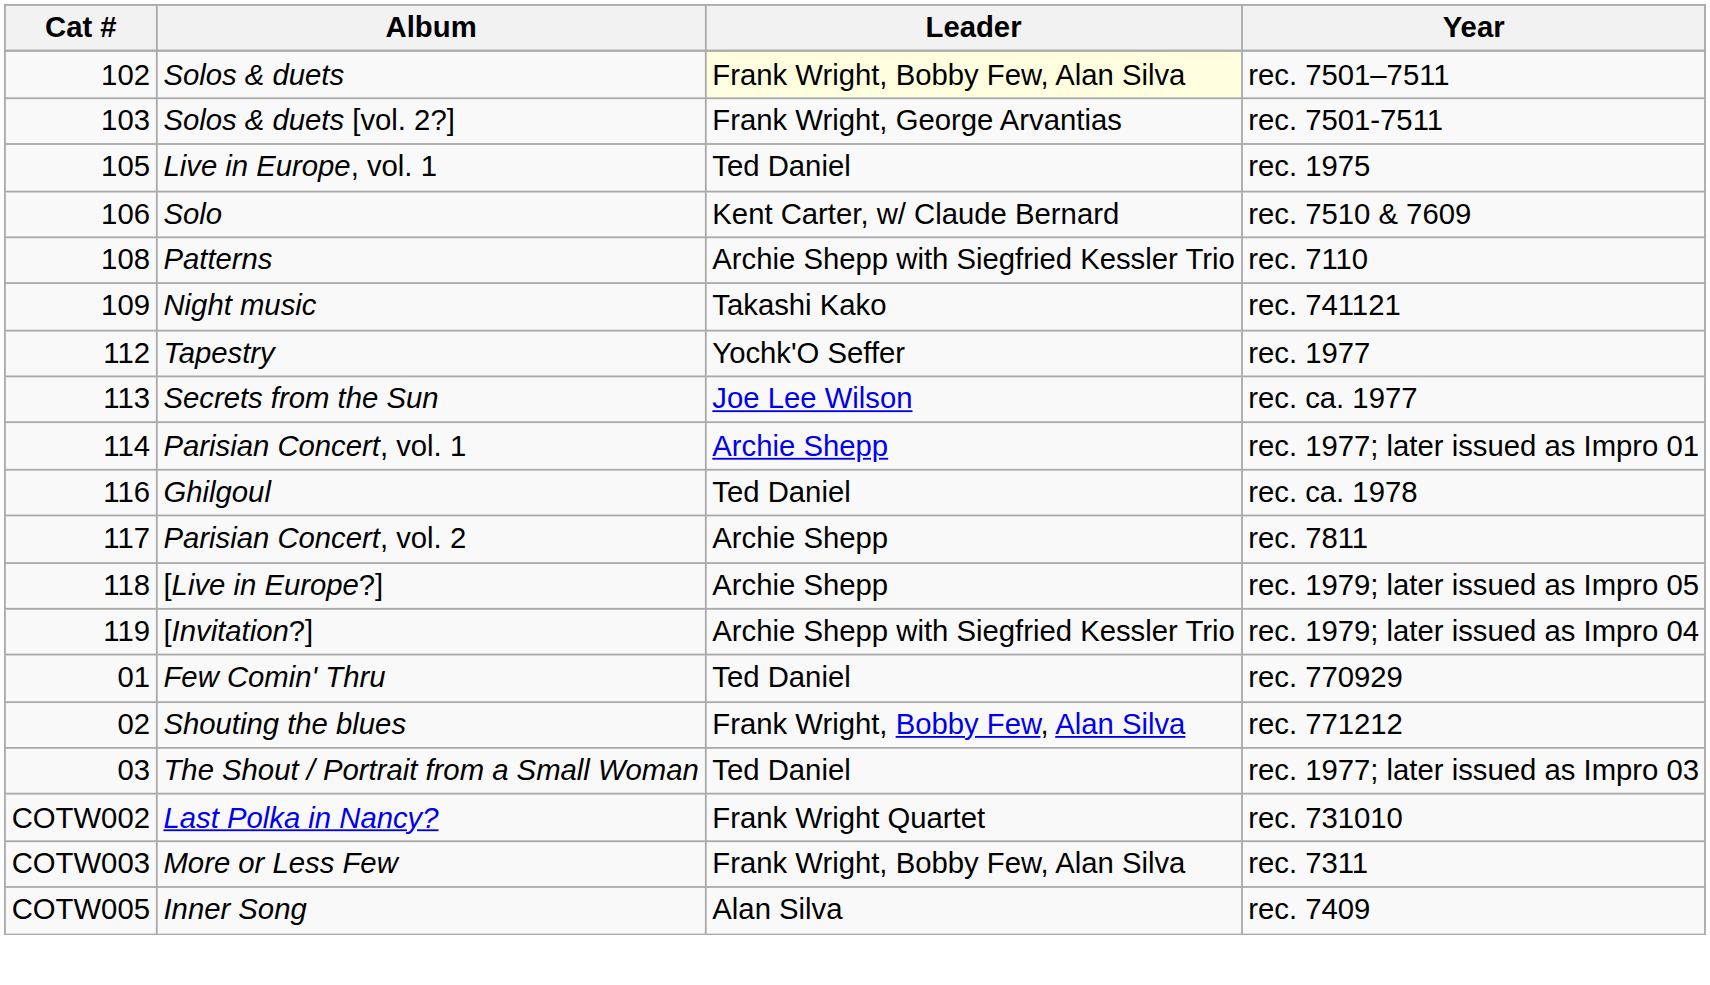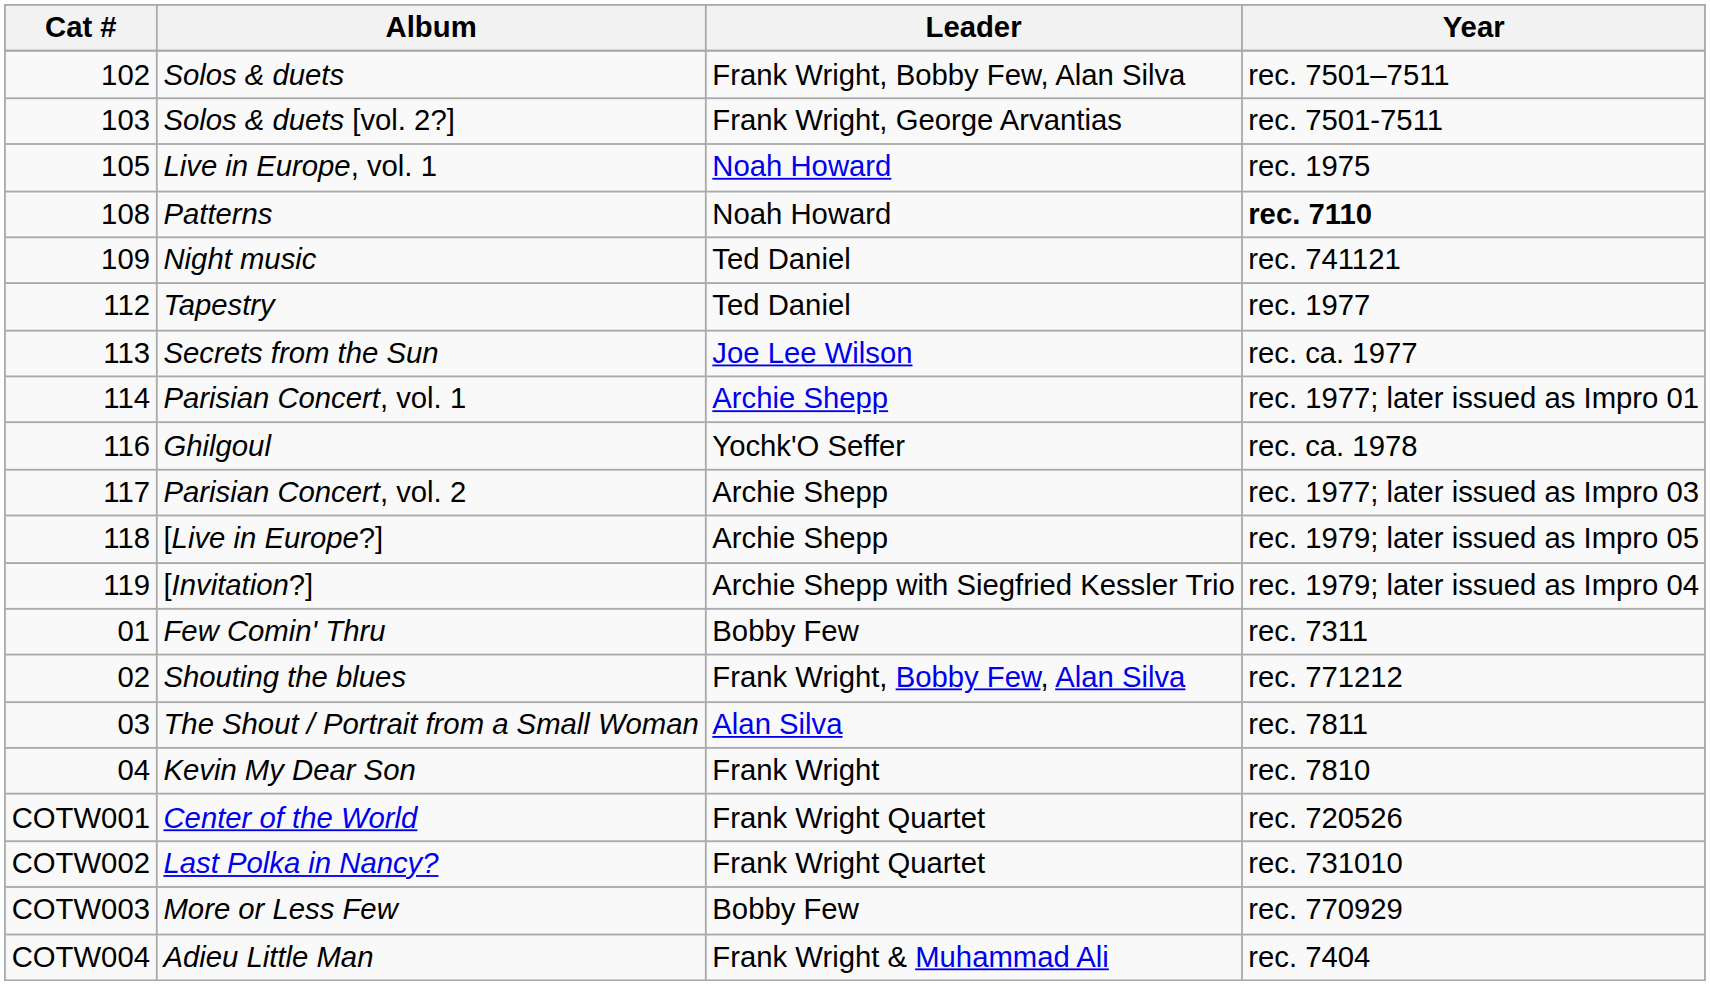(949, 74) lightyellow background -> (949, 74) no background
(782, 167) Ted Daniel -> (802, 167) Noah Howard
- row: (193, 213)
(974, 259) Archie Shepp with Siegfried Kessler Trio -> (802, 213) Noah Howard
(1308, 259) normal -> (1310, 213) bold
(799, 306) Takashi Kako -> (782, 259) Ted Daniel
(809, 352) Yochk'O Seffer -> (782, 306) Ted Daniel
(782, 492) Ted Daniel -> (809, 445) Yochk'O Seffer
(1308, 538) rec. 7811 -> (1474, 492) rec. 1977; later issued as Impro 03
(782, 677) Ted Daniel -> (786, 631) Bobby Few
(1326, 677) rec. 770929 -> (1308, 631) rec. 7311
(782, 770) Ted Daniel -> (777, 724) Alan Silva
(1474, 770) rec. 1977; later issued as Impro 03 -> (1308, 724) rec. 7811
+ row: (290, 770)
+ row: (290, 817)
(949, 863) Frank Wright, Bobby Few, Alan Silva -> (786, 910) Bobby Few
(1308, 863) rec. 7311 -> (1326, 910) rec. 770929
+ row: (268, 956)
- row: (235, 910)
